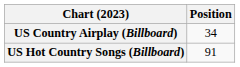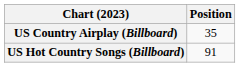(211, 33) 34 -> (211, 33) 35
